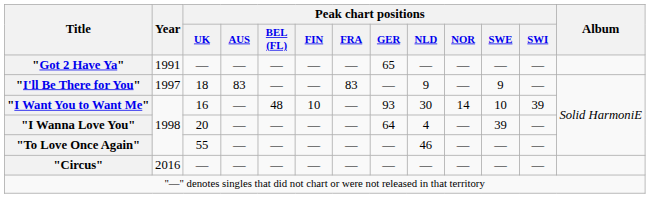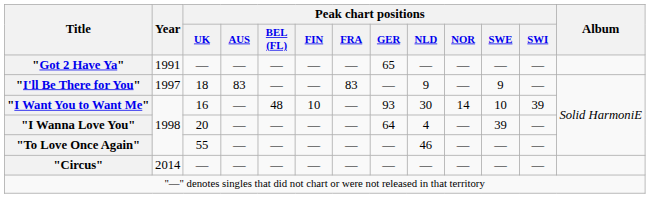(168, 165) 2016 -> (168, 165) 2014
